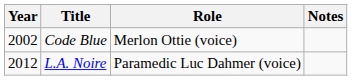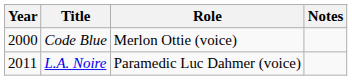(23, 39) 2002 -> (23, 39) 2000
(23, 63) 2012 -> (22, 63) 2011
